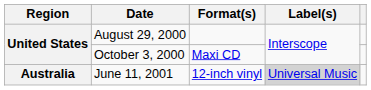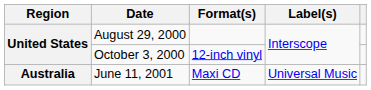(216, 54) Maxi CD -> (227, 54) 12-inch vinyl
(227, 74) 12-inch vinyl -> (216, 74) Maxi CD
(313, 74) lightgrey background -> (313, 74) no background
